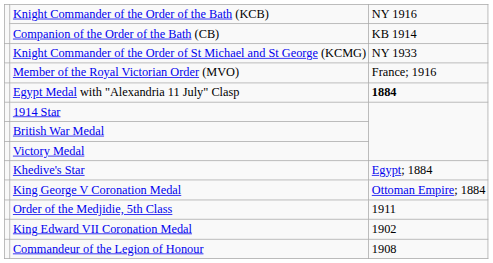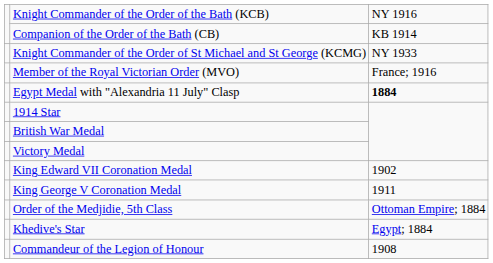rows swapped: (102, 229) <-> (49, 170)
(429, 190) Ottoman Empire; 1884 -> (384, 190) 1911
(384, 209) 1911 -> (429, 209) Ottoman Empire; 1884
